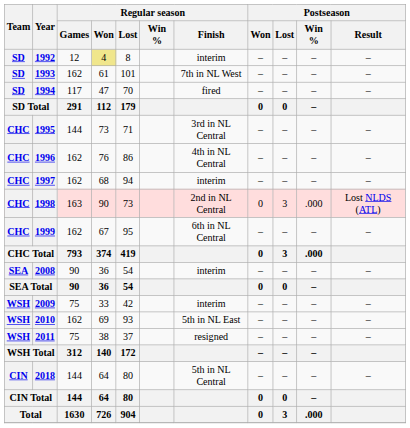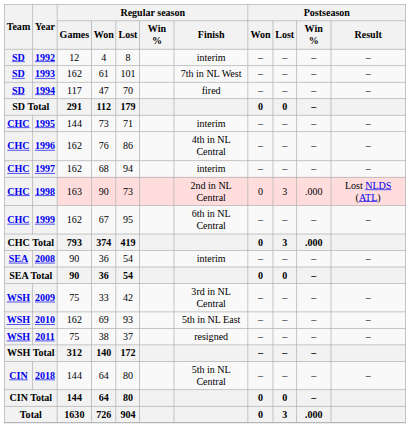(104, 57) khaki background -> (104, 57) no background
(211, 130) 3rd in NL Central -> (211, 124) interim
(211, 303) interim -> (211, 297) 3rd in NL Central
